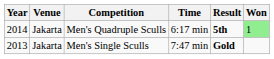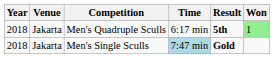(17, 29) 2014 -> (17, 29) 2018
(17, 45) 2013 -> (17, 45) 2018
(190, 45) no background -> (190, 45) lightblue background
